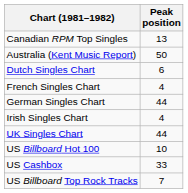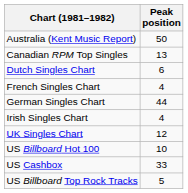rows swapped: (71, 54) <-> (67, 39)
(161, 133) 44 -> (161, 133) 12
(161, 180) 7 -> (161, 180) 5
